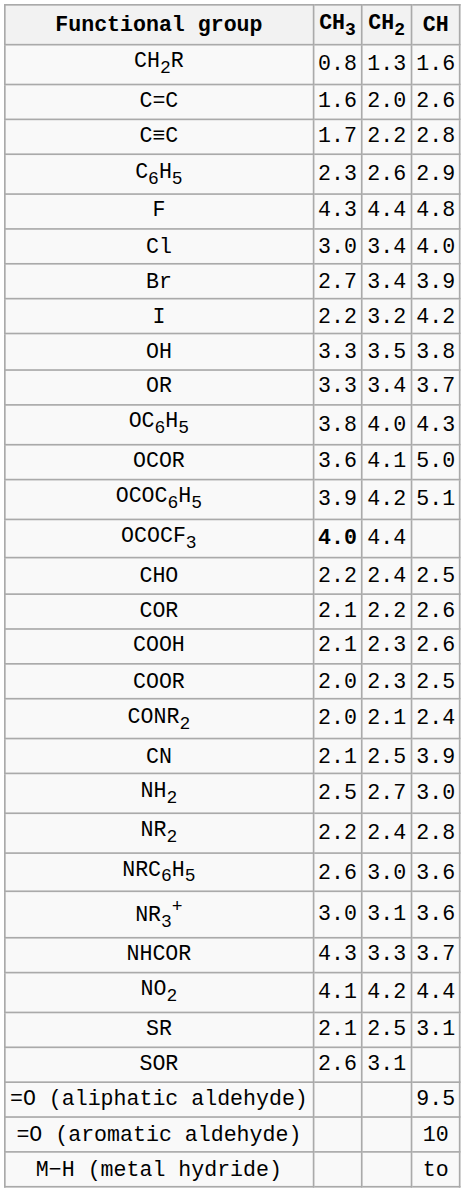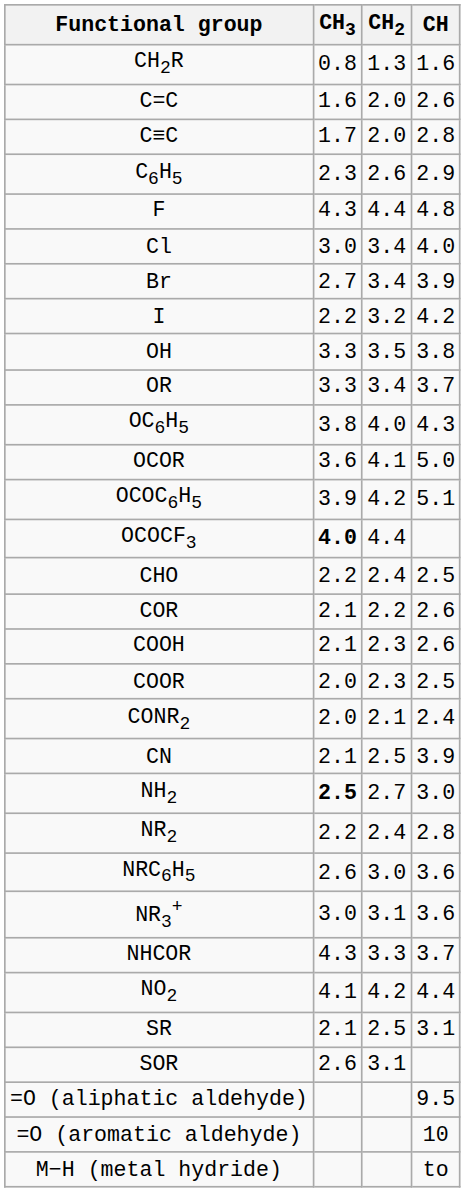(387, 137) 2.2 -> (387, 137) 2.0
(338, 793) normal -> (338, 793) bold
